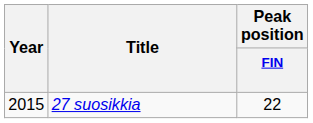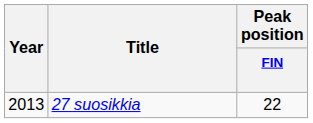(26, 104) 2015 -> (26, 104) 2013
